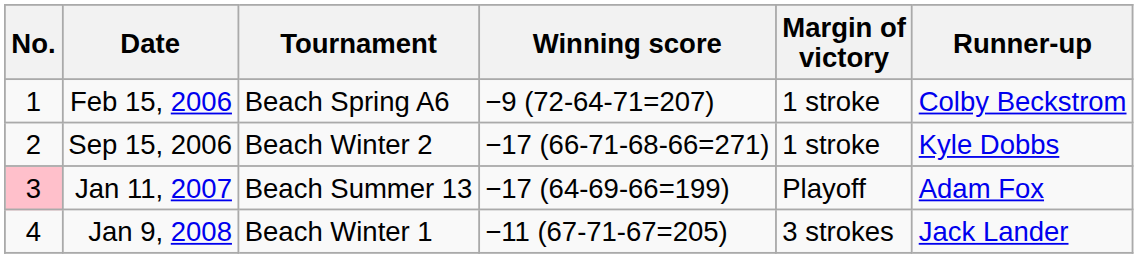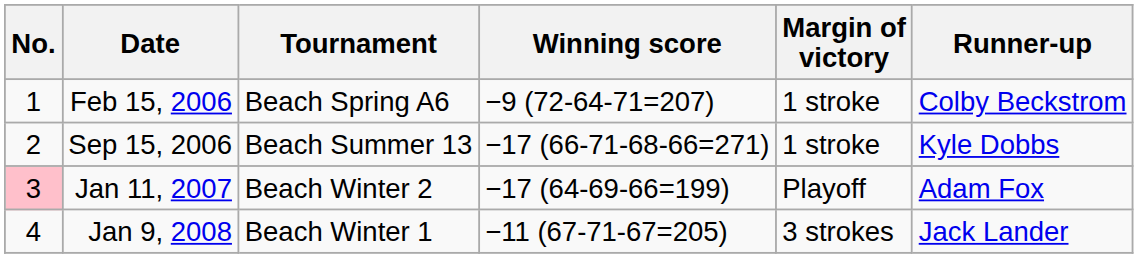(339, 145) Beach Winter 2 -> (359, 145) Beach Summer 13
(359, 188) Beach Summer 13 -> (339, 188) Beach Winter 2
